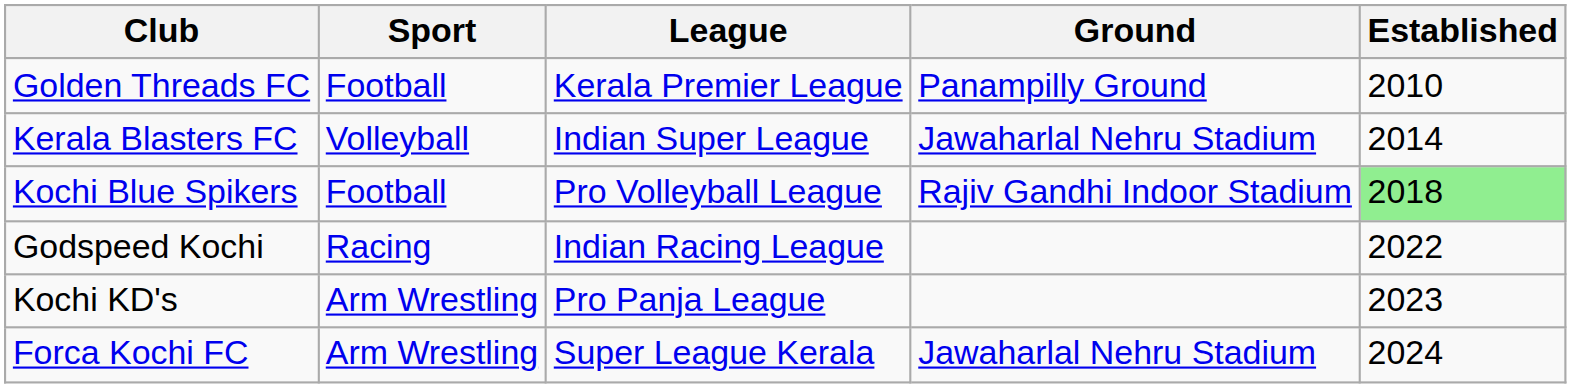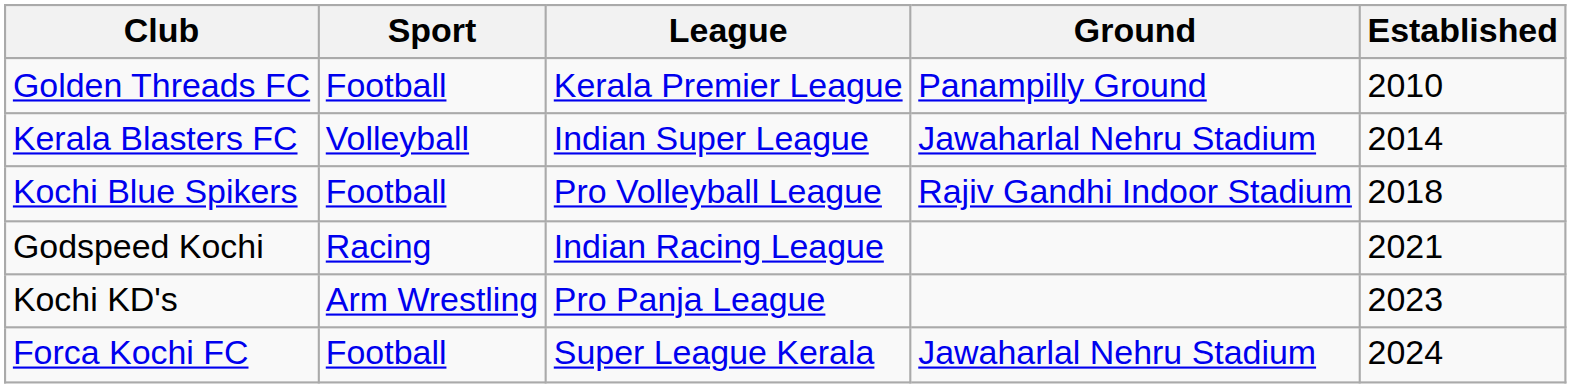(1405, 192) lightgreen background -> (1405, 192) no background
(1405, 246) 2022 -> (1405, 246) 2021
(432, 354) Arm Wrestling -> (386, 354) Football
